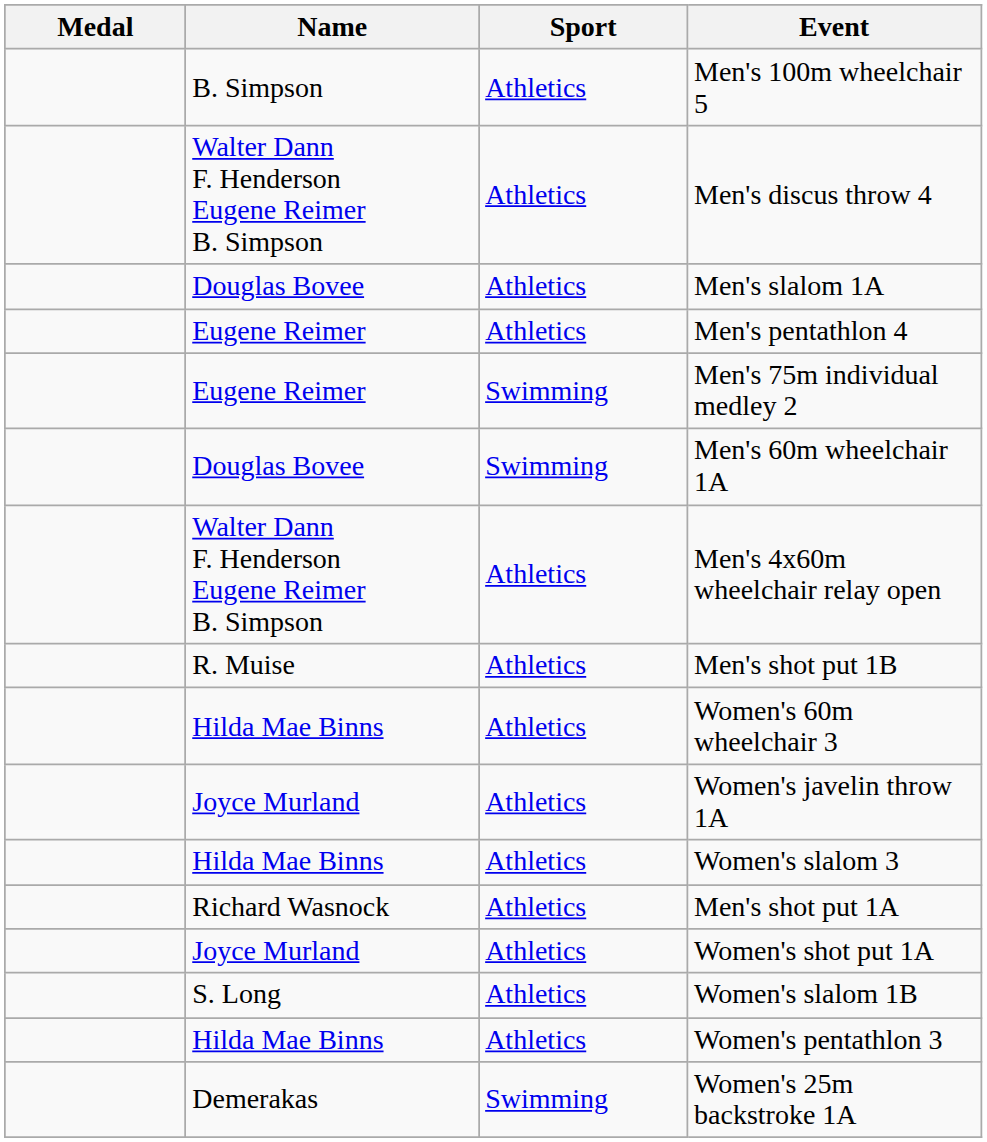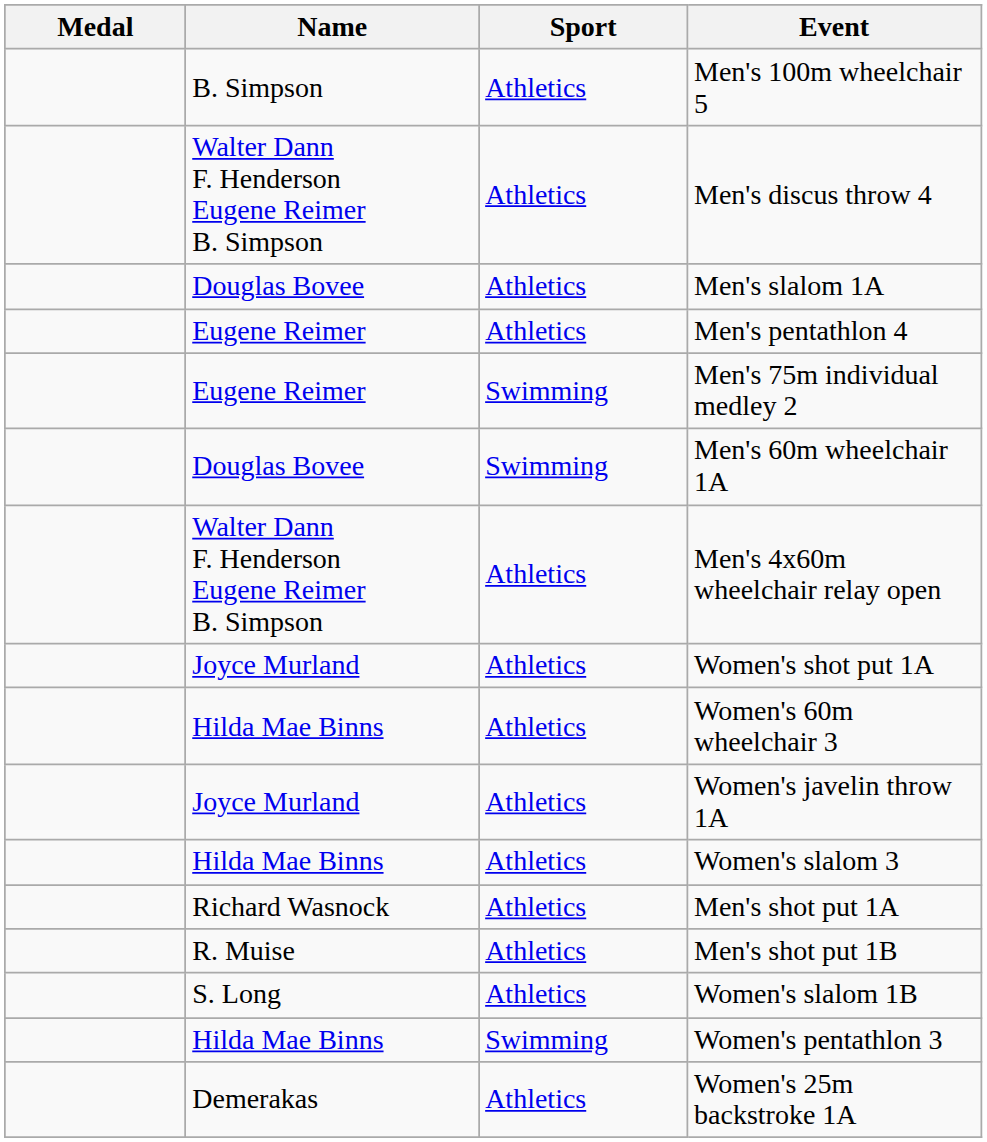rows swapped: (796, 665) <-> (814, 950)
(536, 1039) Athletics -> (547, 1039) Swimming
(547, 1099) Swimming -> (536, 1099) Athletics
